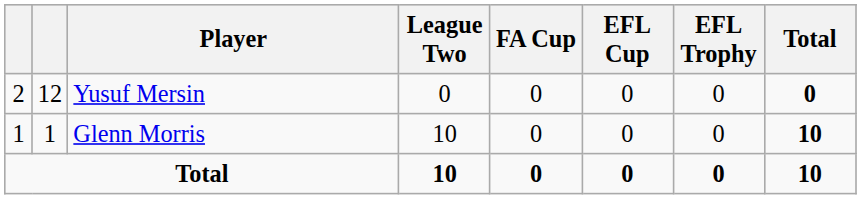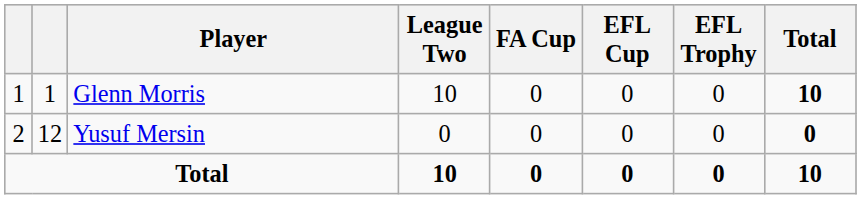rows swapped: (139, 133) <-> (139, 93)
